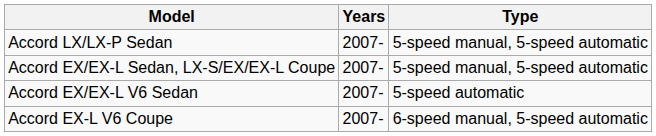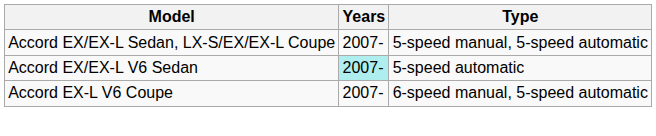- row: (90, 42)
(363, 93) no background -> (363, 67) paleturquoise background
